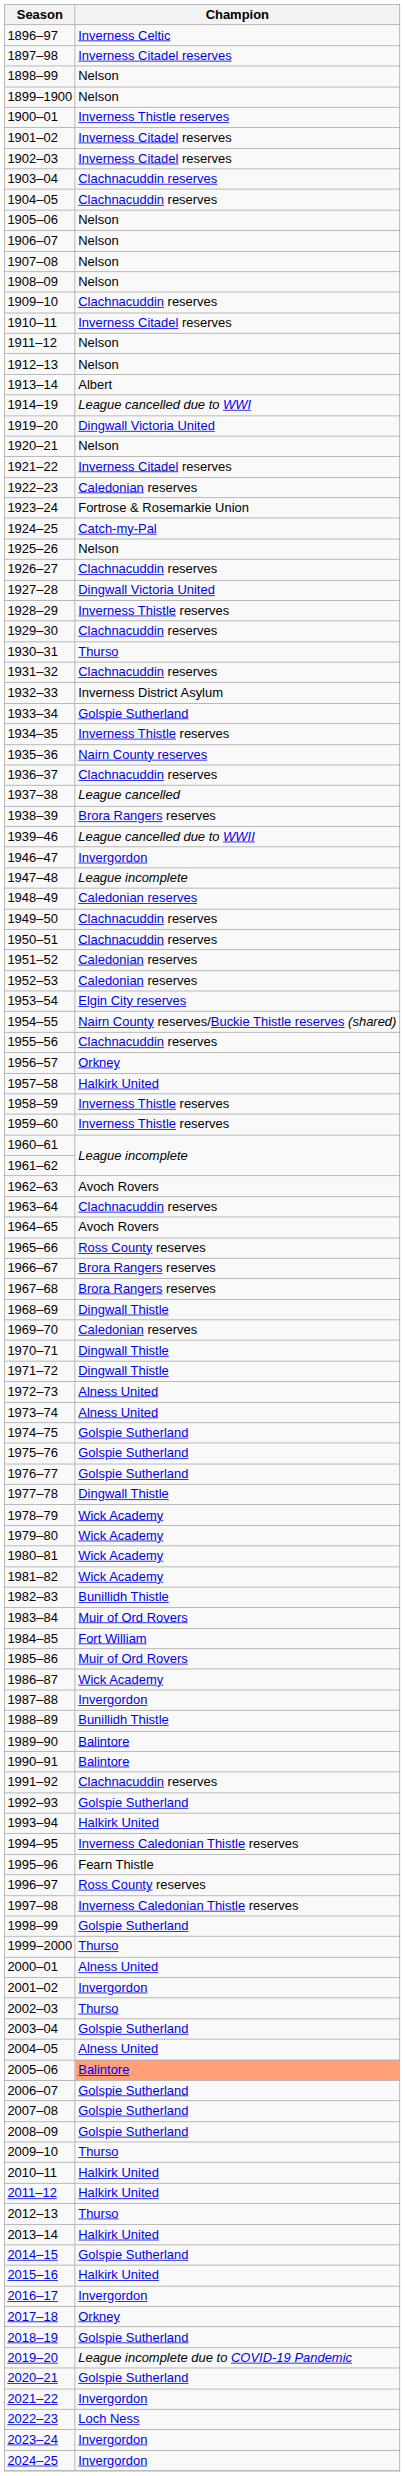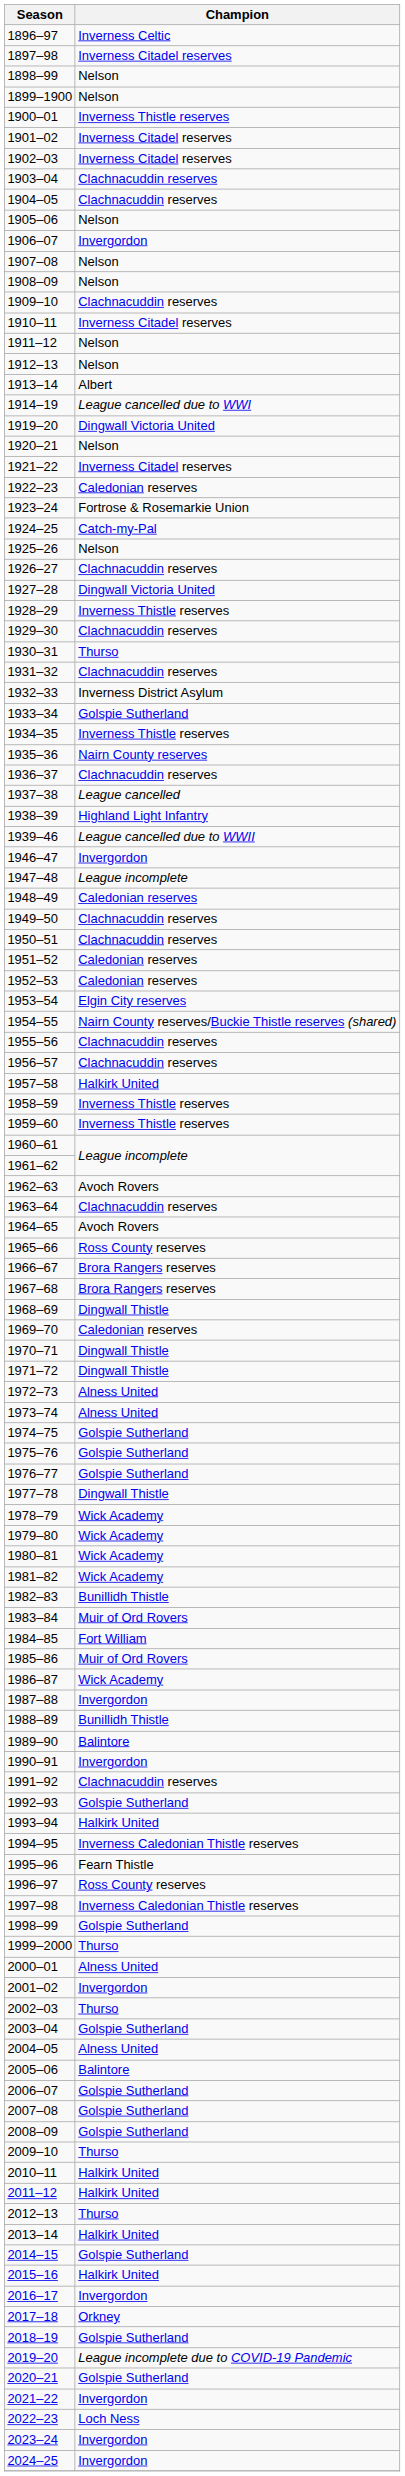(98, 240) Nelson -> (113, 240) Invergordon
(147, 816) Brora Rangers reserves -> (143, 816) Highland Light Infantry
(99, 1063) Orkney -> (148, 1063) Clachnacuddin reserves
(104, 1761) Balintore -> (113, 1761) Invergordon
(104, 2070) lightsalmon background -> (104, 2070) no background
